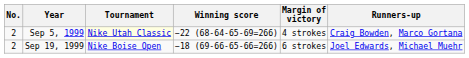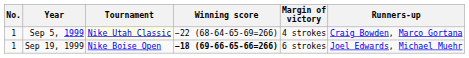(14, 34) 2 -> (14, 34) 1
(14, 47) 2 -> (14, 47) 1
(227, 47) normal -> (227, 47) bold
